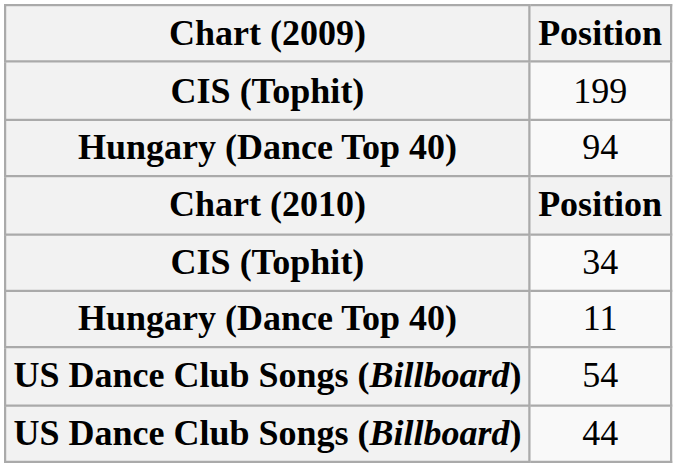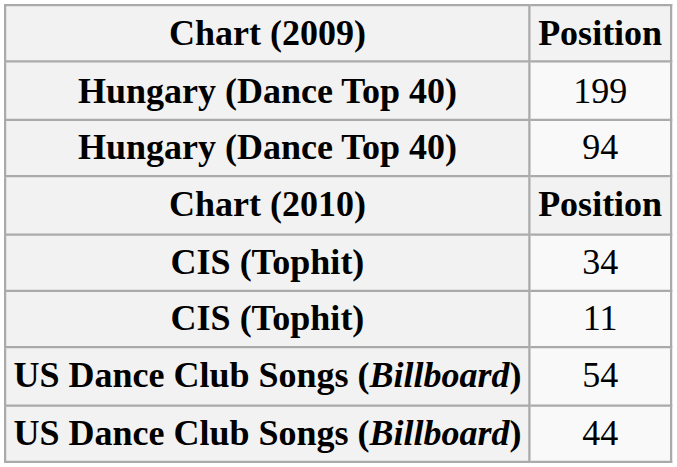(267, 90) CIS (Tophit) -> (267, 90) Hungary (Dance Top 40)
(267, 318) Hungary (Dance Top 40) -> (267, 318) CIS (Tophit)
